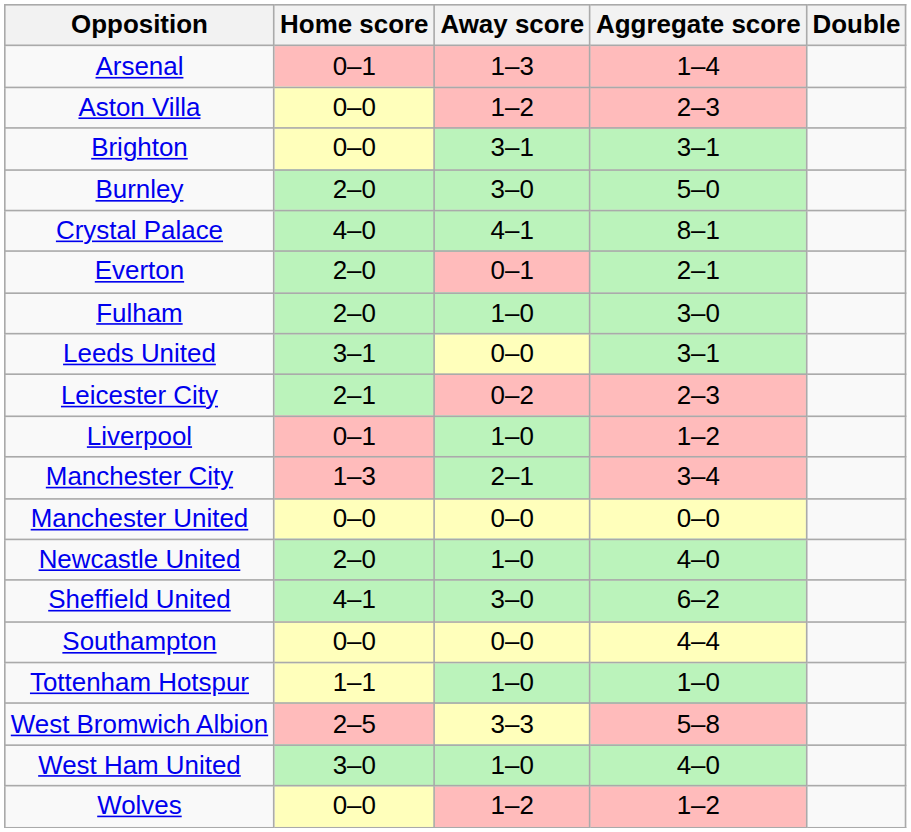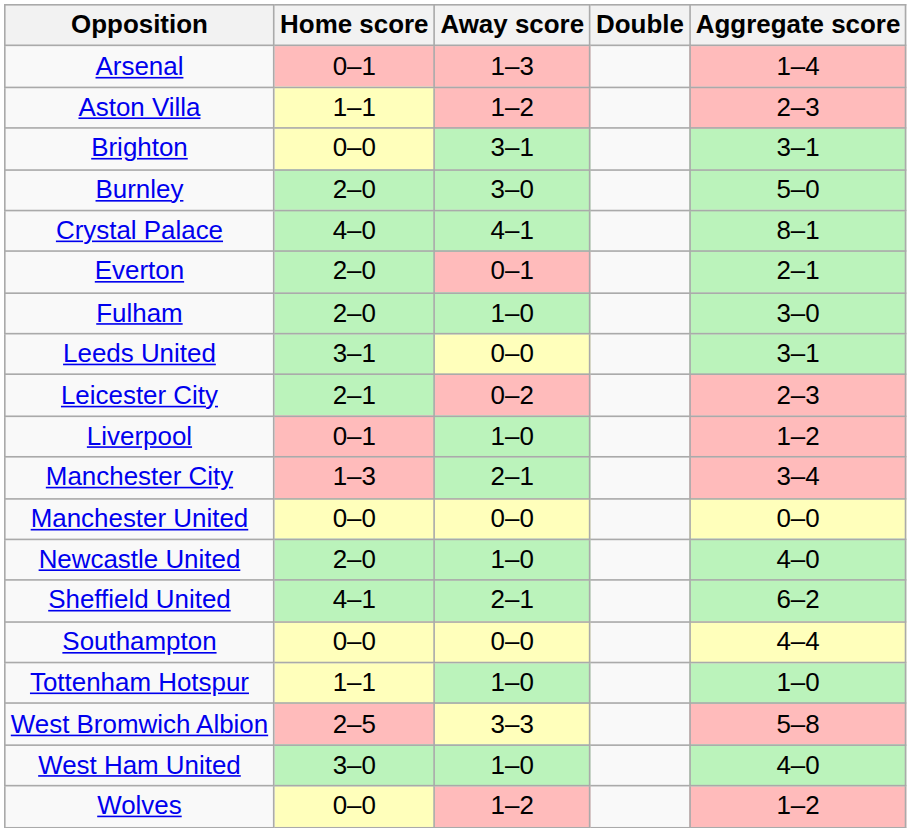columns swapped: (698, 25) <-> (856, 25)
(354, 107) 0–0 -> (354, 107) 1–1
(512, 600) 3–0 -> (512, 600) 2–1
